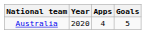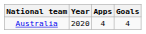(128, 23) 5 -> (128, 23) 4
